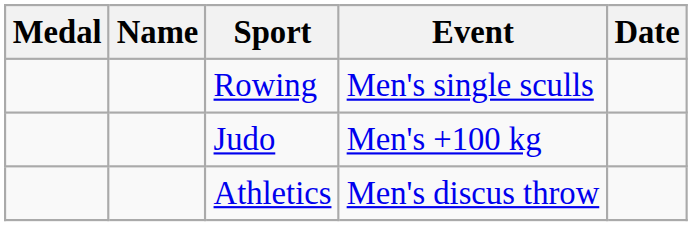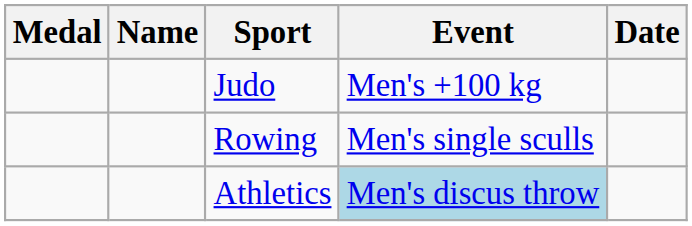rows swapped: (265, 85) <-> (244, 139)
(473, 193) no background -> (473, 193) lightblue background
